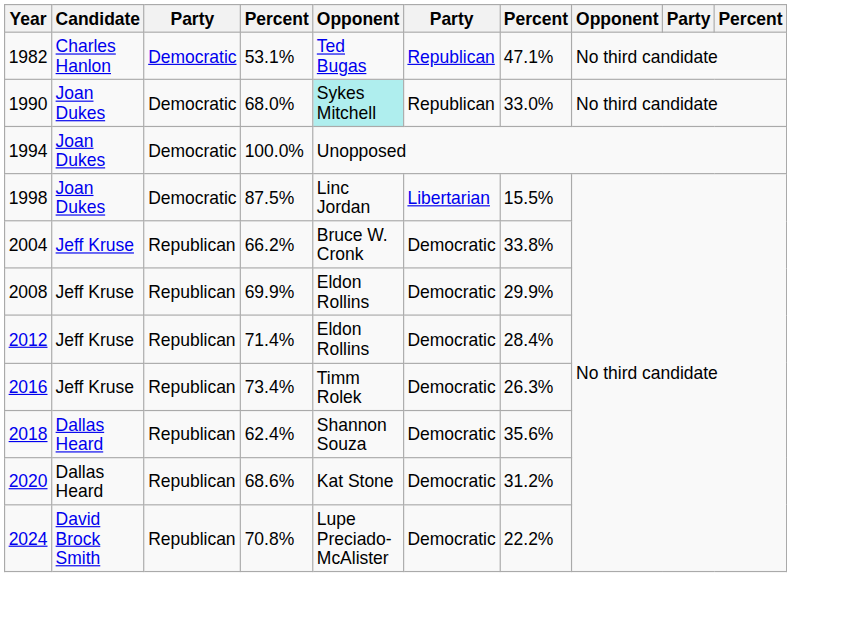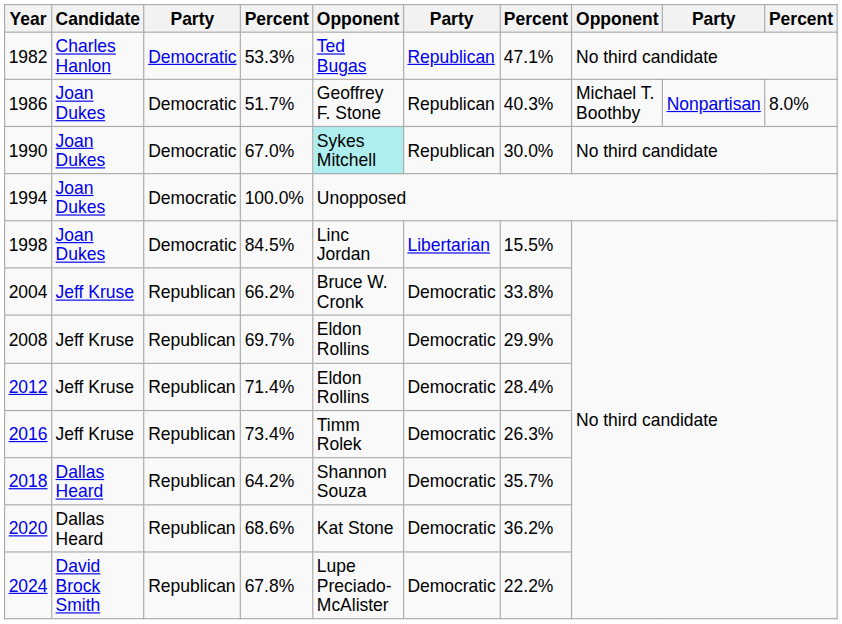(269, 56) 53.1% -> (269, 56) 53.3%
+ row: (28, 103)
(269, 103) 68.0% -> (269, 150) 67.0%
(529, 103) 33.0% -> (529, 150) 30.0%
(269, 198) 87.5% -> (269, 245) 84.5%
(269, 292) 69.9% -> (269, 339) 69.7%
(269, 434) 62.4% -> (269, 481) 64.2%
(529, 434) 35.6% -> (529, 481) 35.7%
(529, 481) 31.2% -> (529, 528) 36.2%
(269, 538) 70.8% -> (269, 585) 67.8%
